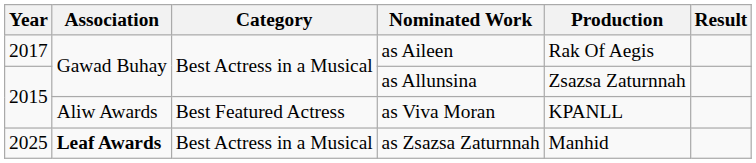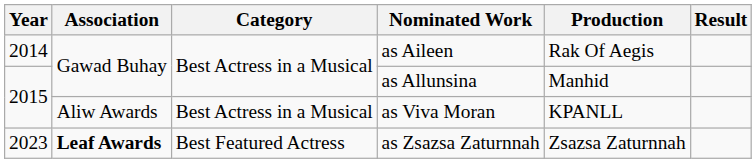(28, 50) 2017 -> (28, 50) 2014
(617, 81) Zsazsa Zaturnnah -> (579, 81) Manhid
(260, 111) Best Featured Actress -> (274, 111) Best Actress in a Musical
(28, 142) 2025 -> (28, 142) 2023
(274, 142) Best Actress in a Musical -> (260, 142) Best Featured Actress
(579, 142) Manhid -> (617, 142) Zsazsa Zaturnnah
